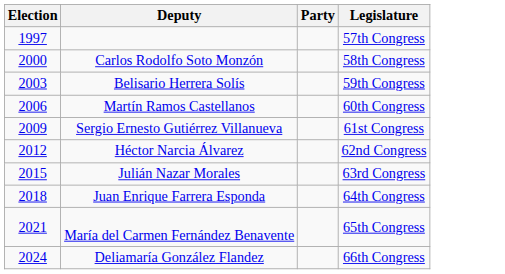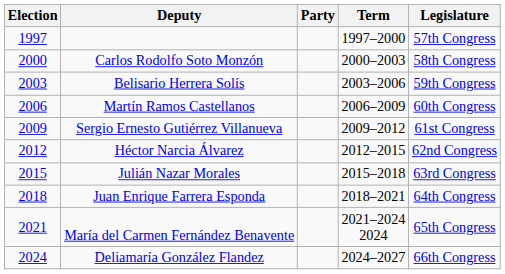+ column: (373, 15)
